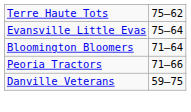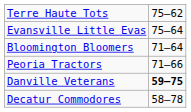(167, 82) normal -> (167, 82) bold
+ row: (64, 99)
